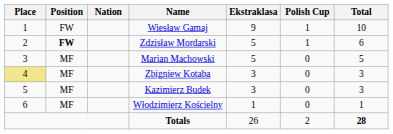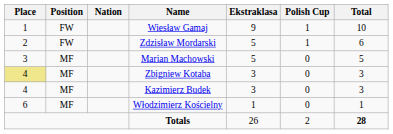(67, 43) bold -> (67, 43) normal
(25, 90) 5 -> (25, 90) 4
